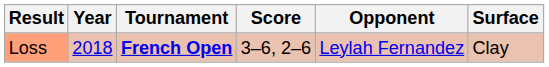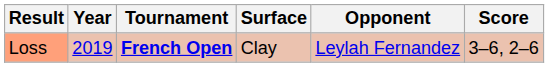columns swapped: (506, 18) <-> (276, 18)
(92, 47) 2018 -> (92, 47) 2019
